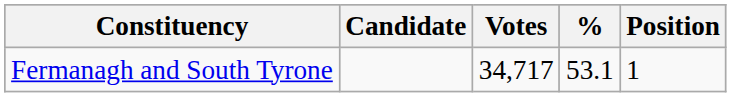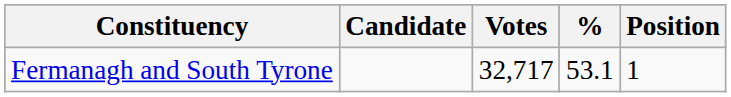(516, 69) 34,717 -> (516, 69) 32,717
